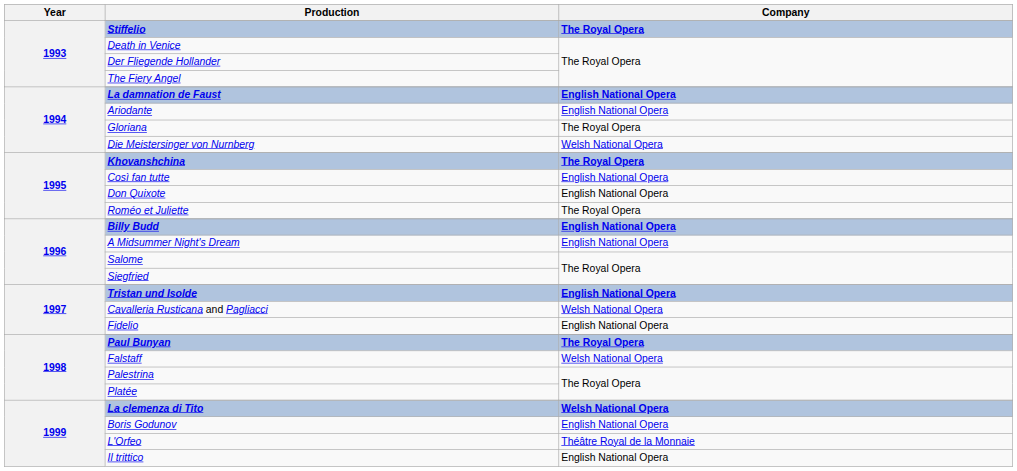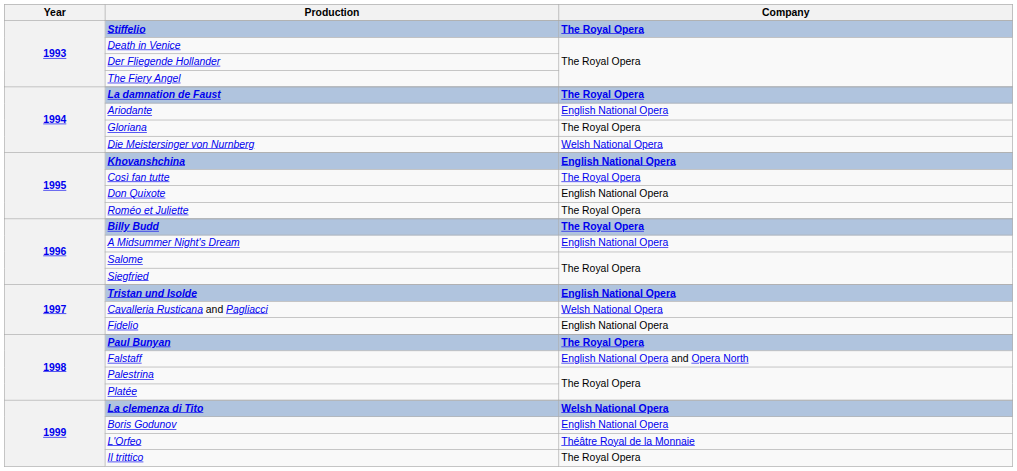(619, 95) English National Opera -> (603, 95) The Royal Opera
(603, 161) The Royal Opera -> (619, 161) English National Opera
(615, 177) English National Opera -> (601, 177) The Royal Opera
(619, 227) English National Opera -> (603, 227) The Royal Opera
(612, 359) Welsh National Opera -> (655, 359) English National Opera and Opera North
(615, 458) English National Opera -> (601, 458) The Royal Opera
